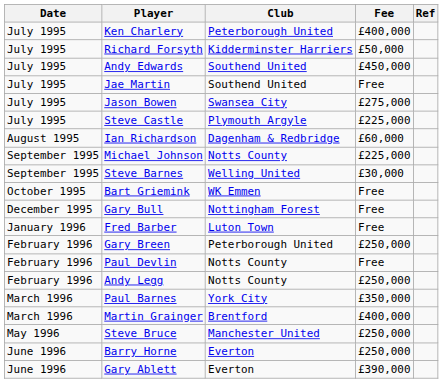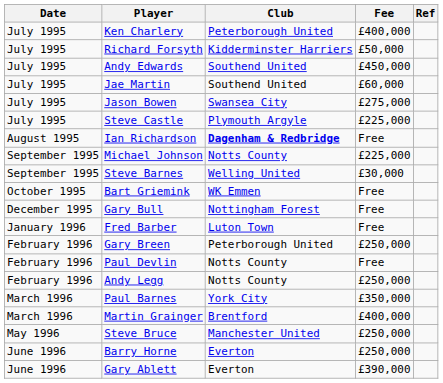(371, 85) Free -> (381, 85) £60,000
(274, 138) normal -> (274, 138) bold
(381, 138) £60,000 -> (371, 138) Free
